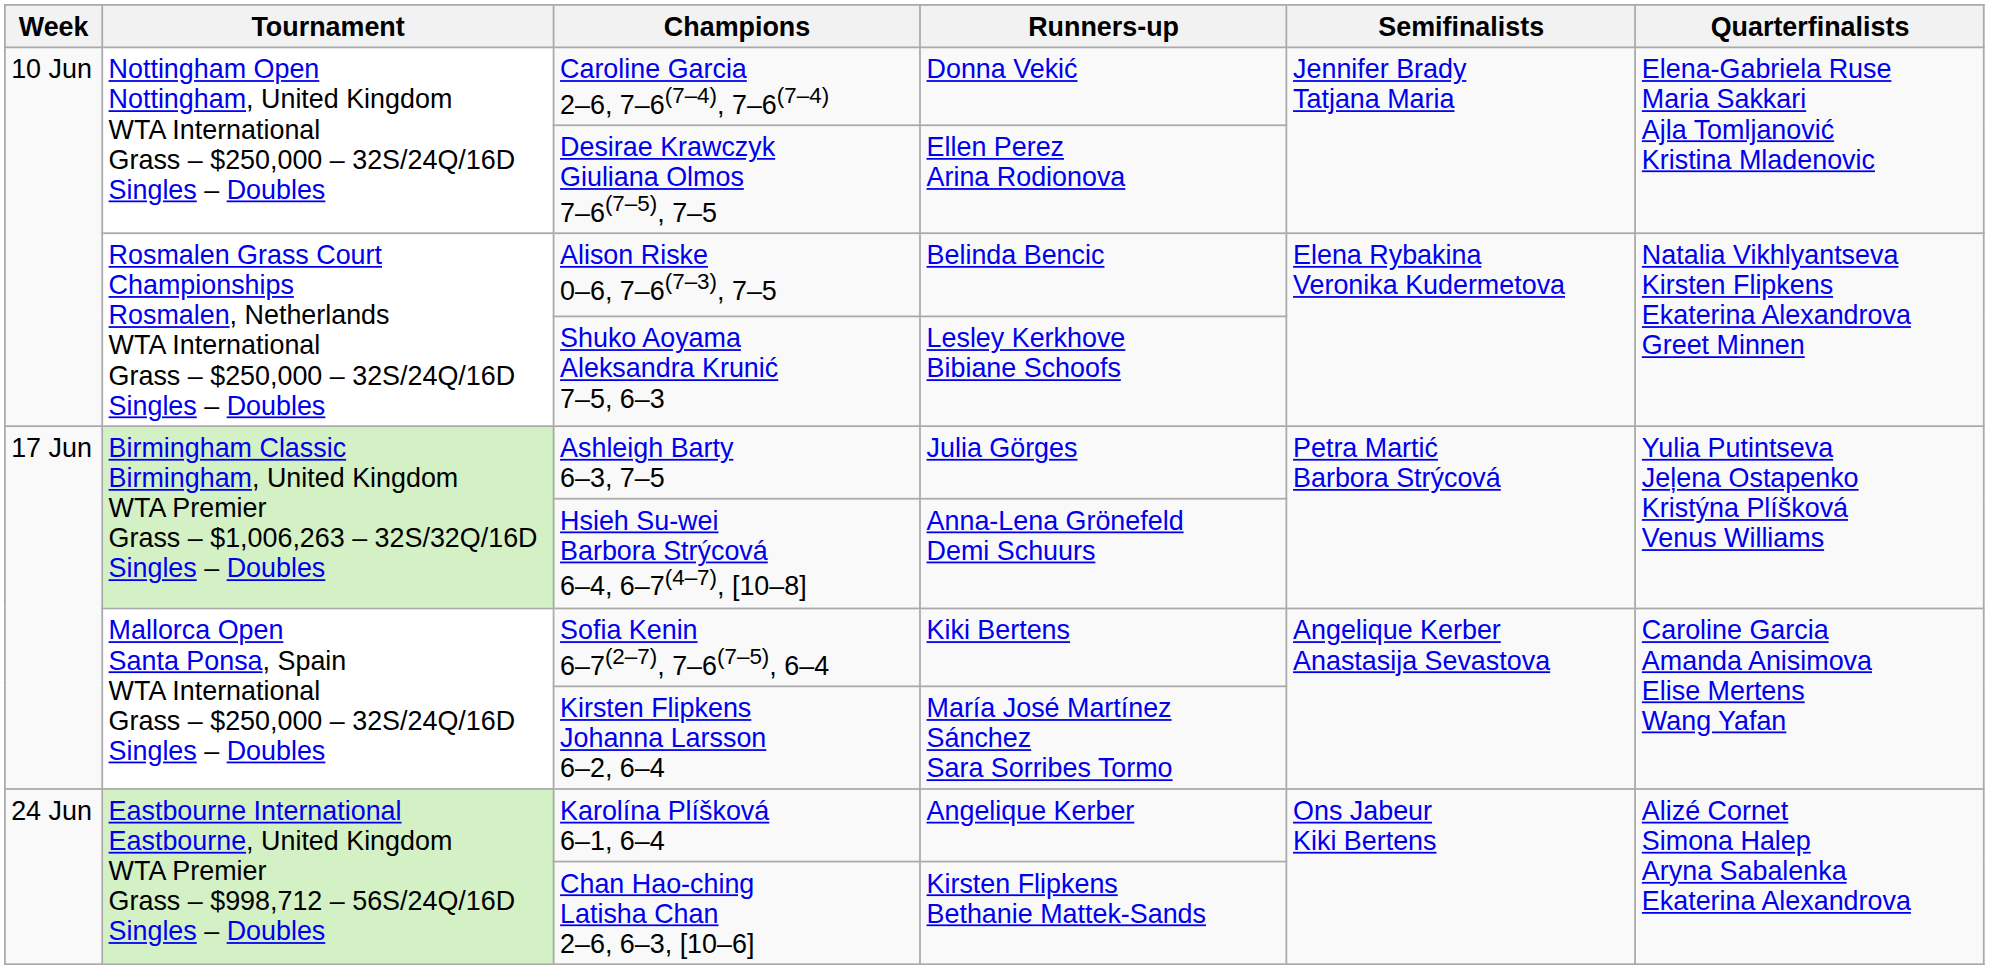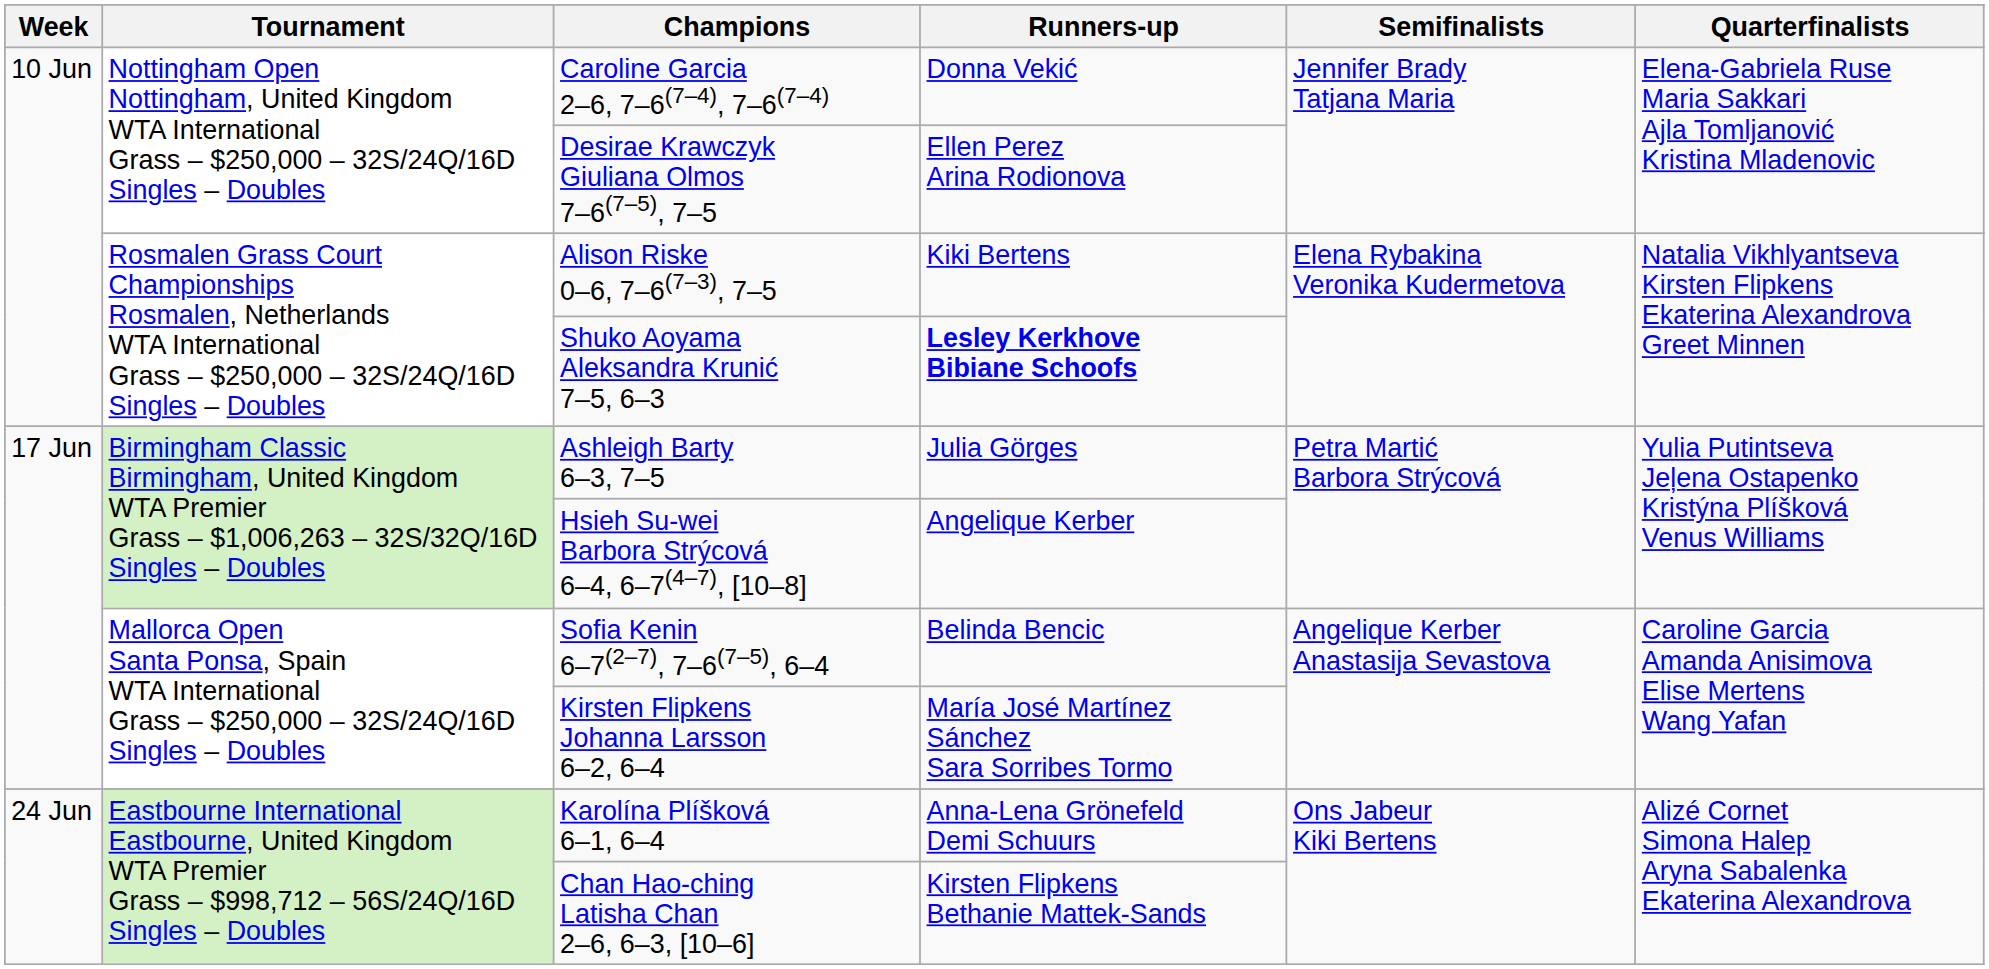(1015, 255) Belinda Bencic -> (998, 255) Kiki Bertens
(1026, 354) normal -> (1033, 354) bold
(1055, 536) Anna-Lena Grönefeld Demi Schuurs -> (1030, 521) Angelique Kerber
(998, 629) Kiki Bertens -> (1015, 629) Belinda Bencic
(1030, 810) Angelique Kerber -> (1055, 825) Anna-Lena Grönefeld Demi Schuurs
